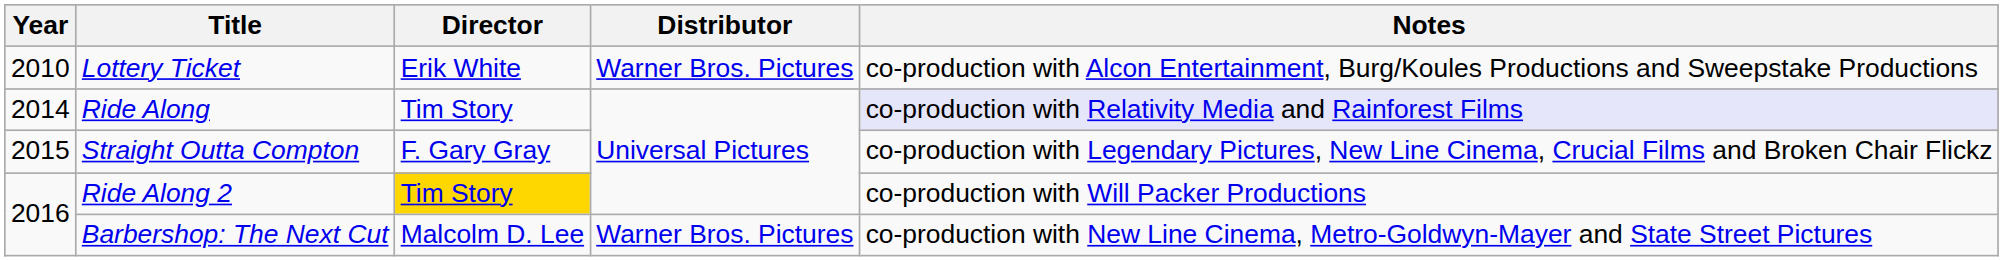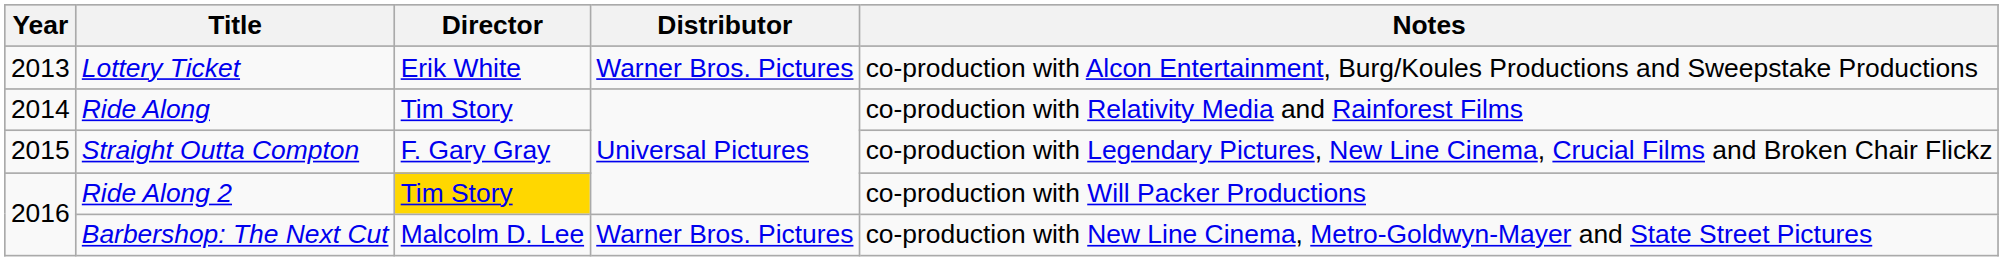(40, 67) 2010 -> (40, 67) 2013
(1194, 109) lavender background -> (1194, 109) no background
